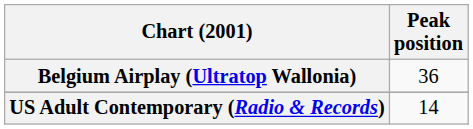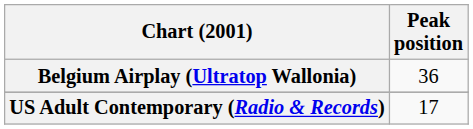(428, 107) 14 -> (428, 107) 17
